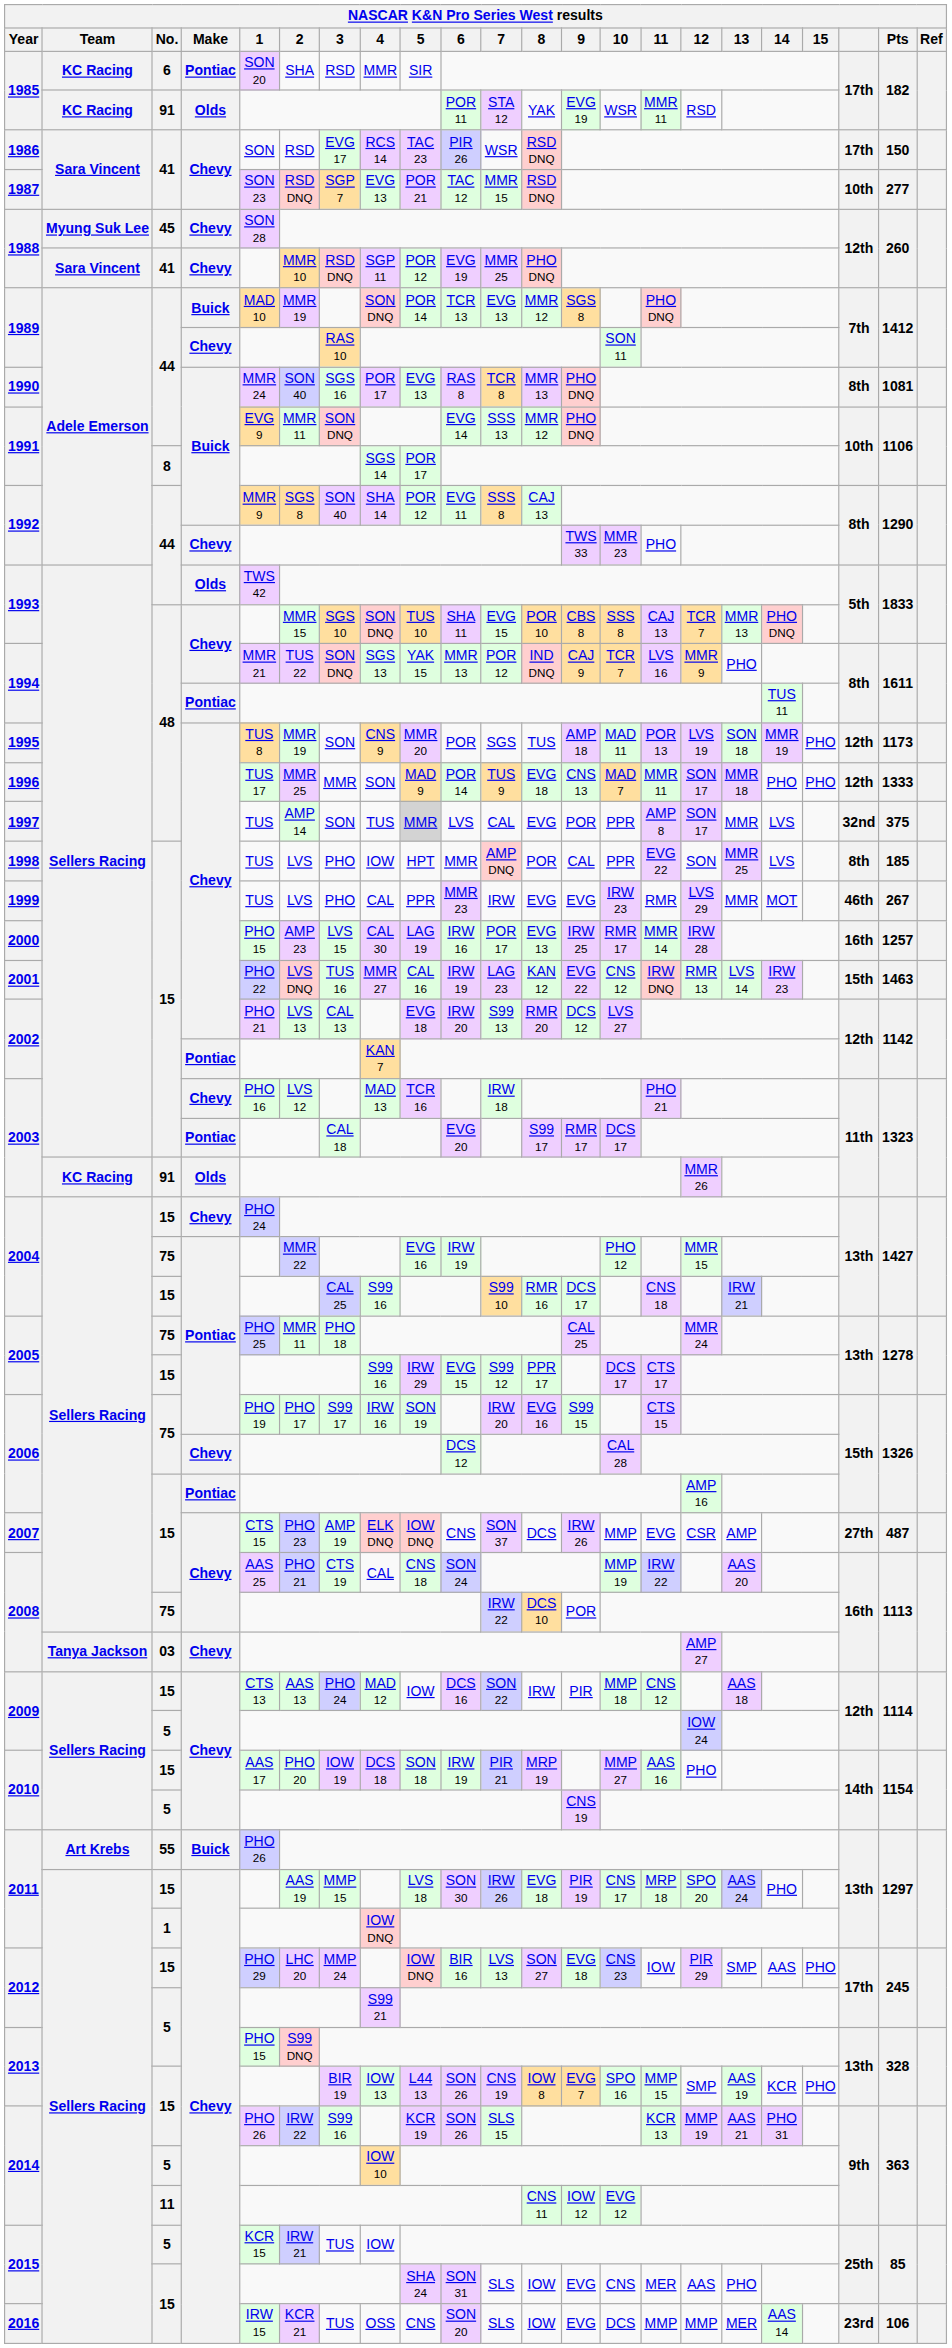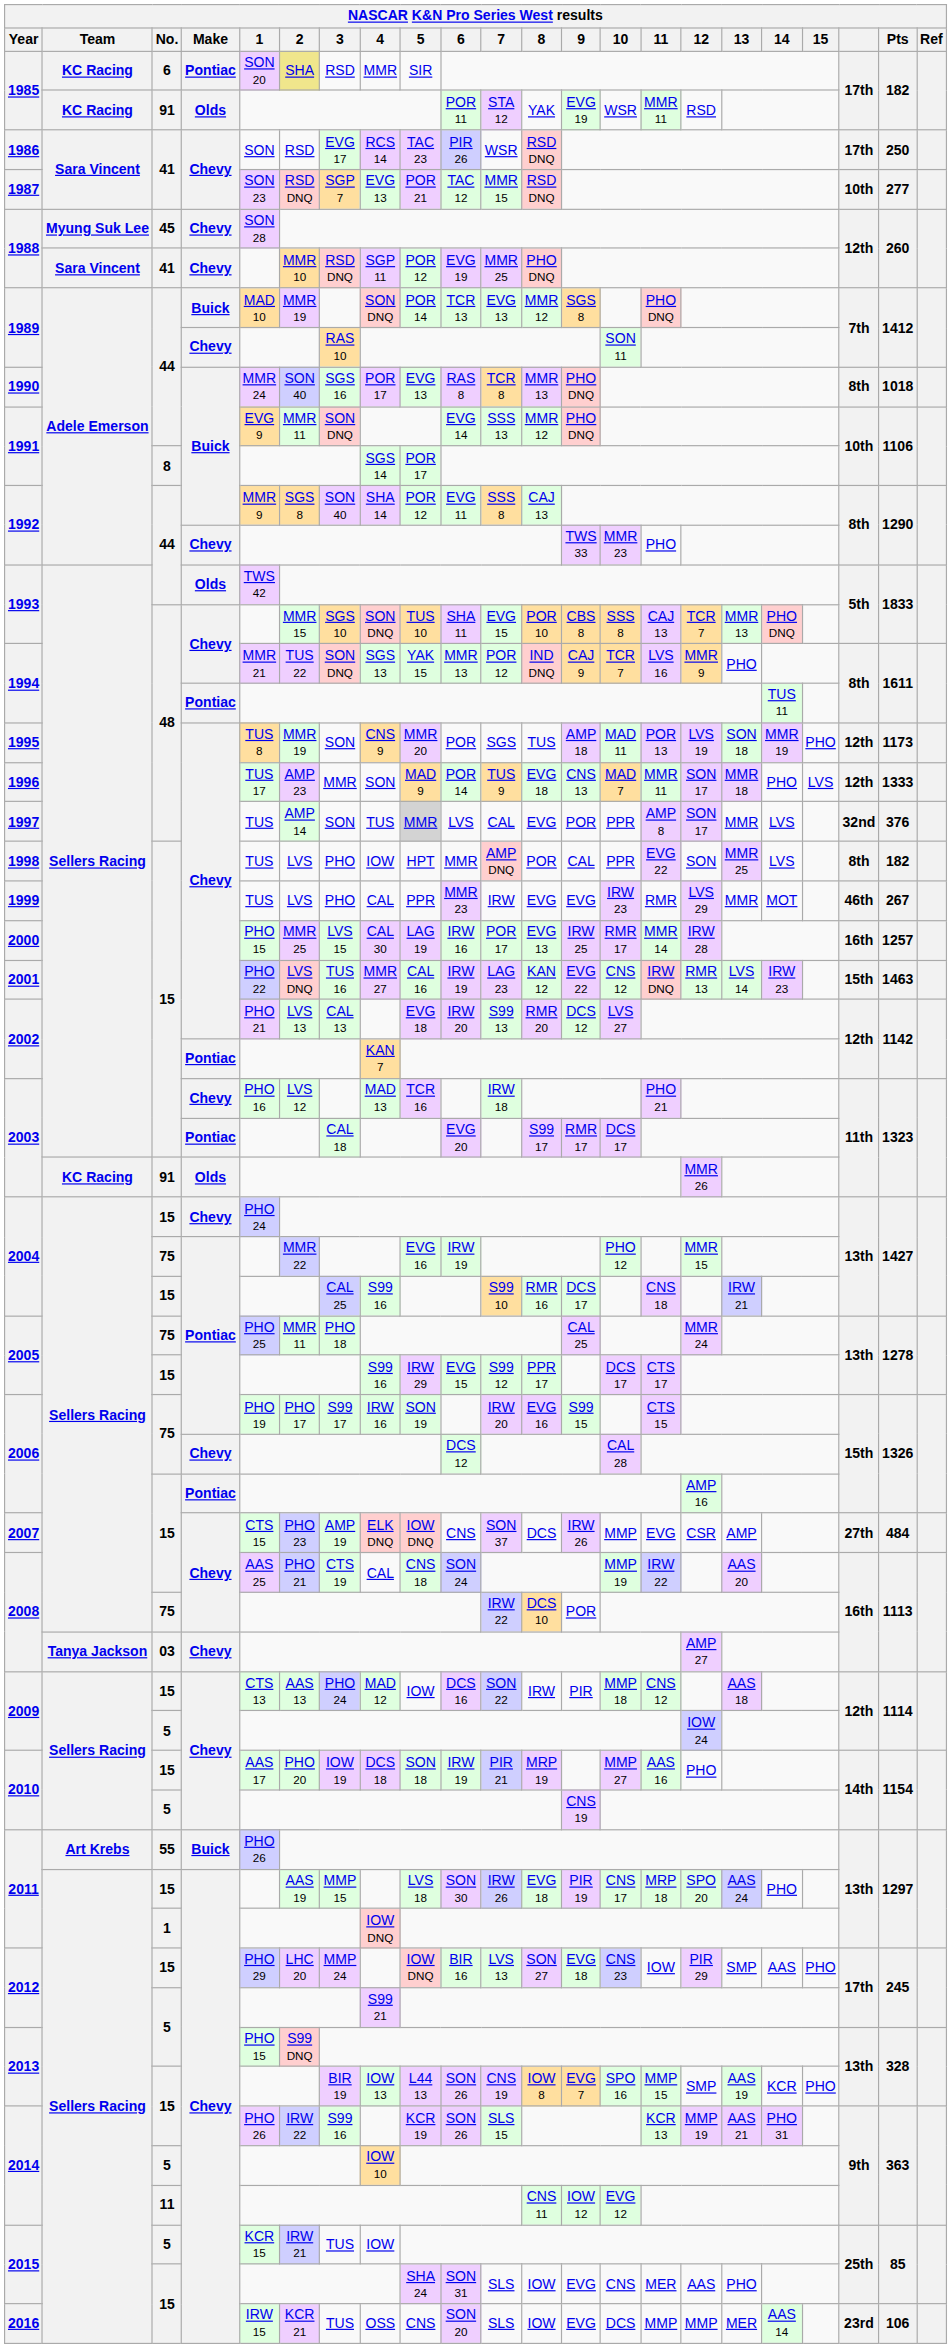(300, 71) no background -> (300, 71) khaki background
(898, 150) 150 -> (898, 150) 250
(898, 387) 1081 -> (898, 387) 1018
(300, 781) MMR 25 -> (300, 781) AMP 23
(821, 782) PHO -> (821, 782) LVS
(898, 822) 375 -> (898, 822) 376
(898, 861) 185 -> (898, 861) 182
(300, 940) AMP 23 -> (300, 940) MMR 25
(898, 1533) 487 -> (898, 1533) 484
